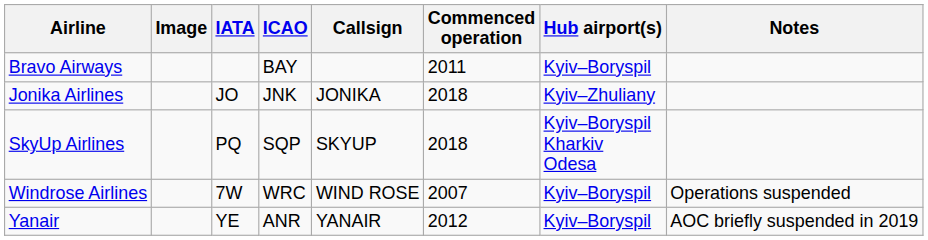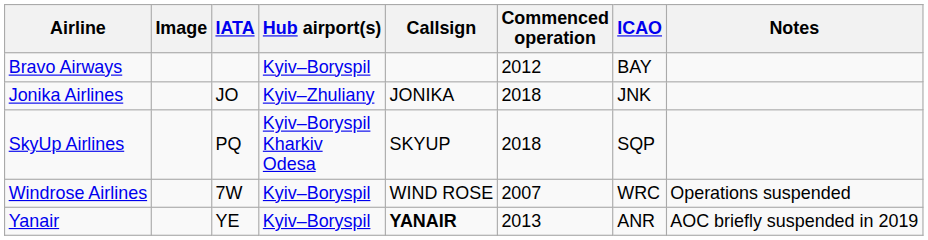columns swapped: (285, 28) <-> (603, 28)
(447, 67) 2011 -> (521, 67) 2012
(349, 221) normal -> (423, 221) bold
(448, 221) 2012 -> (521, 221) 2013
